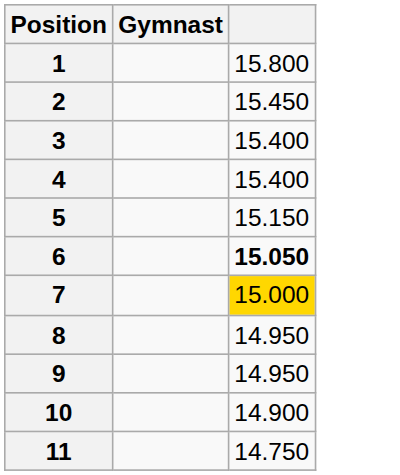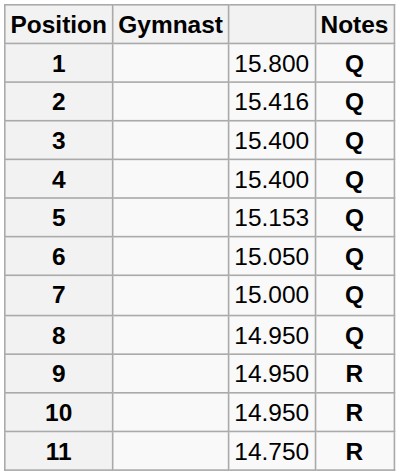+ column: (354, 24)
(272, 102) 15.450 -> (272, 102) 15.416
(272, 218) 15.150 -> (272, 218) 15.153
(272, 257) bold -> (272, 257) normal
(272, 296) gold background -> (272, 296) no background
(272, 412) 14.900 -> (272, 412) 14.950
